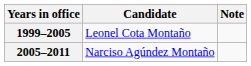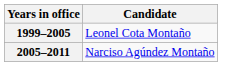- column: (232, 14)
